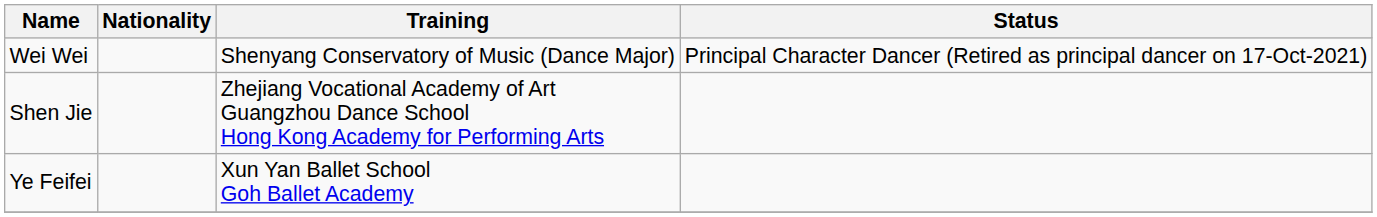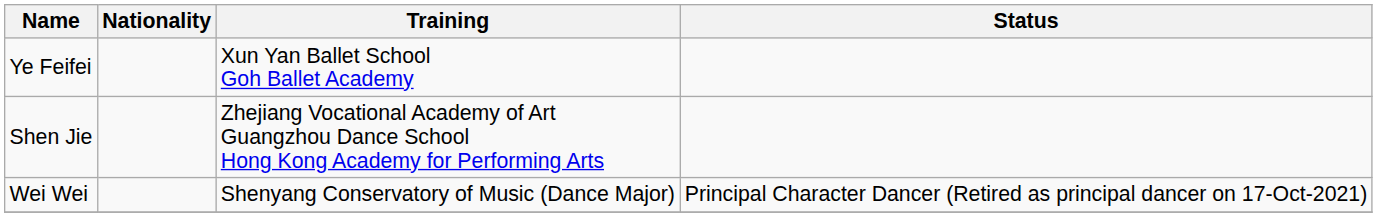rows swapped: (51, 182) <-> (49, 55)
